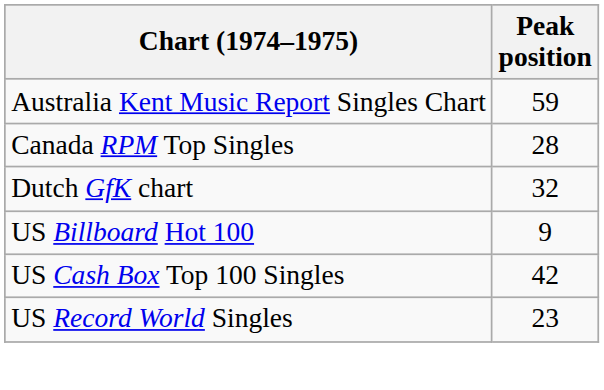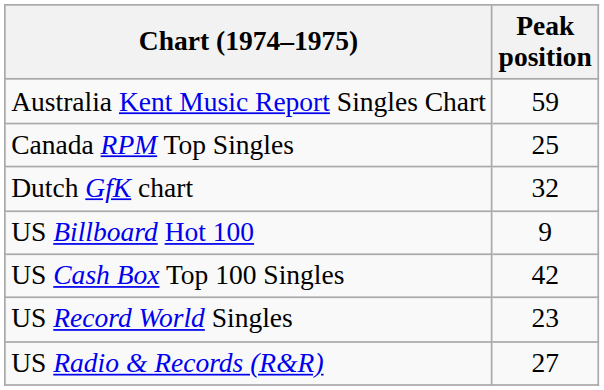(545, 144) 28 -> (545, 144) 25
+ row: (167, 362)
